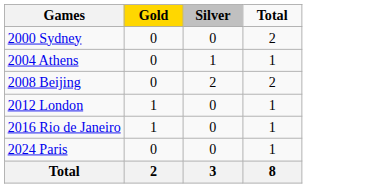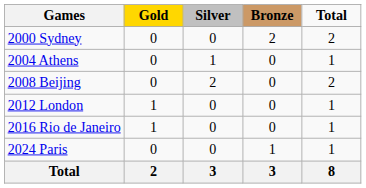+ column: (272, 15)
